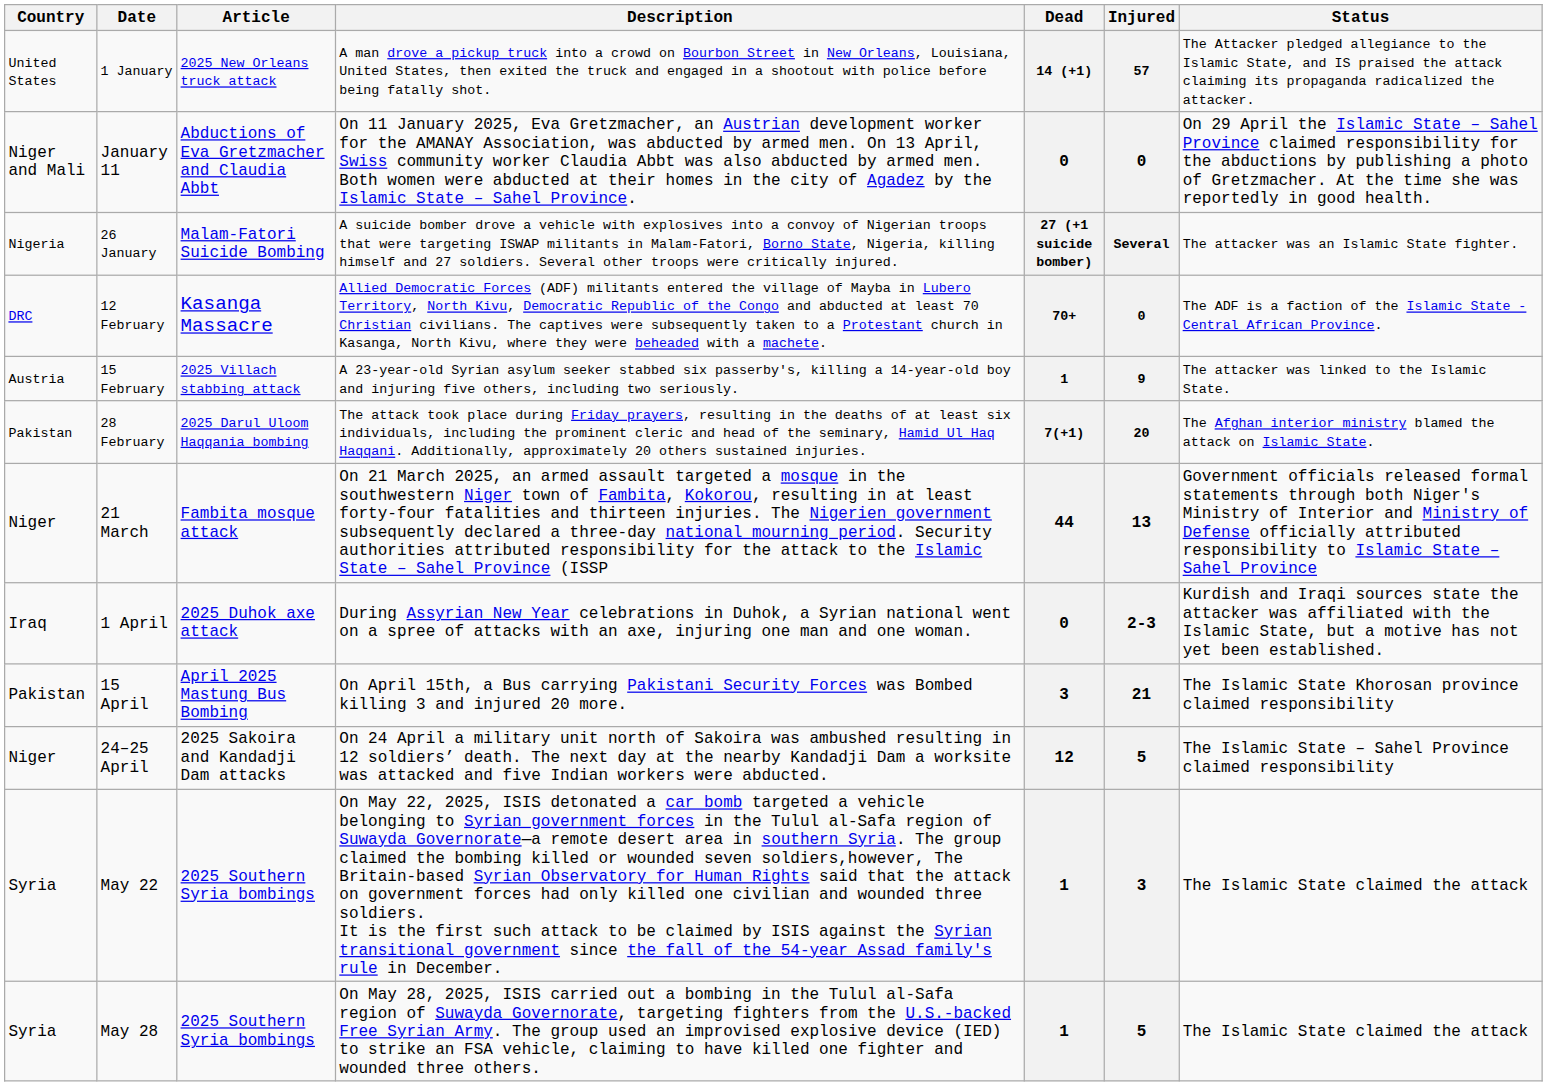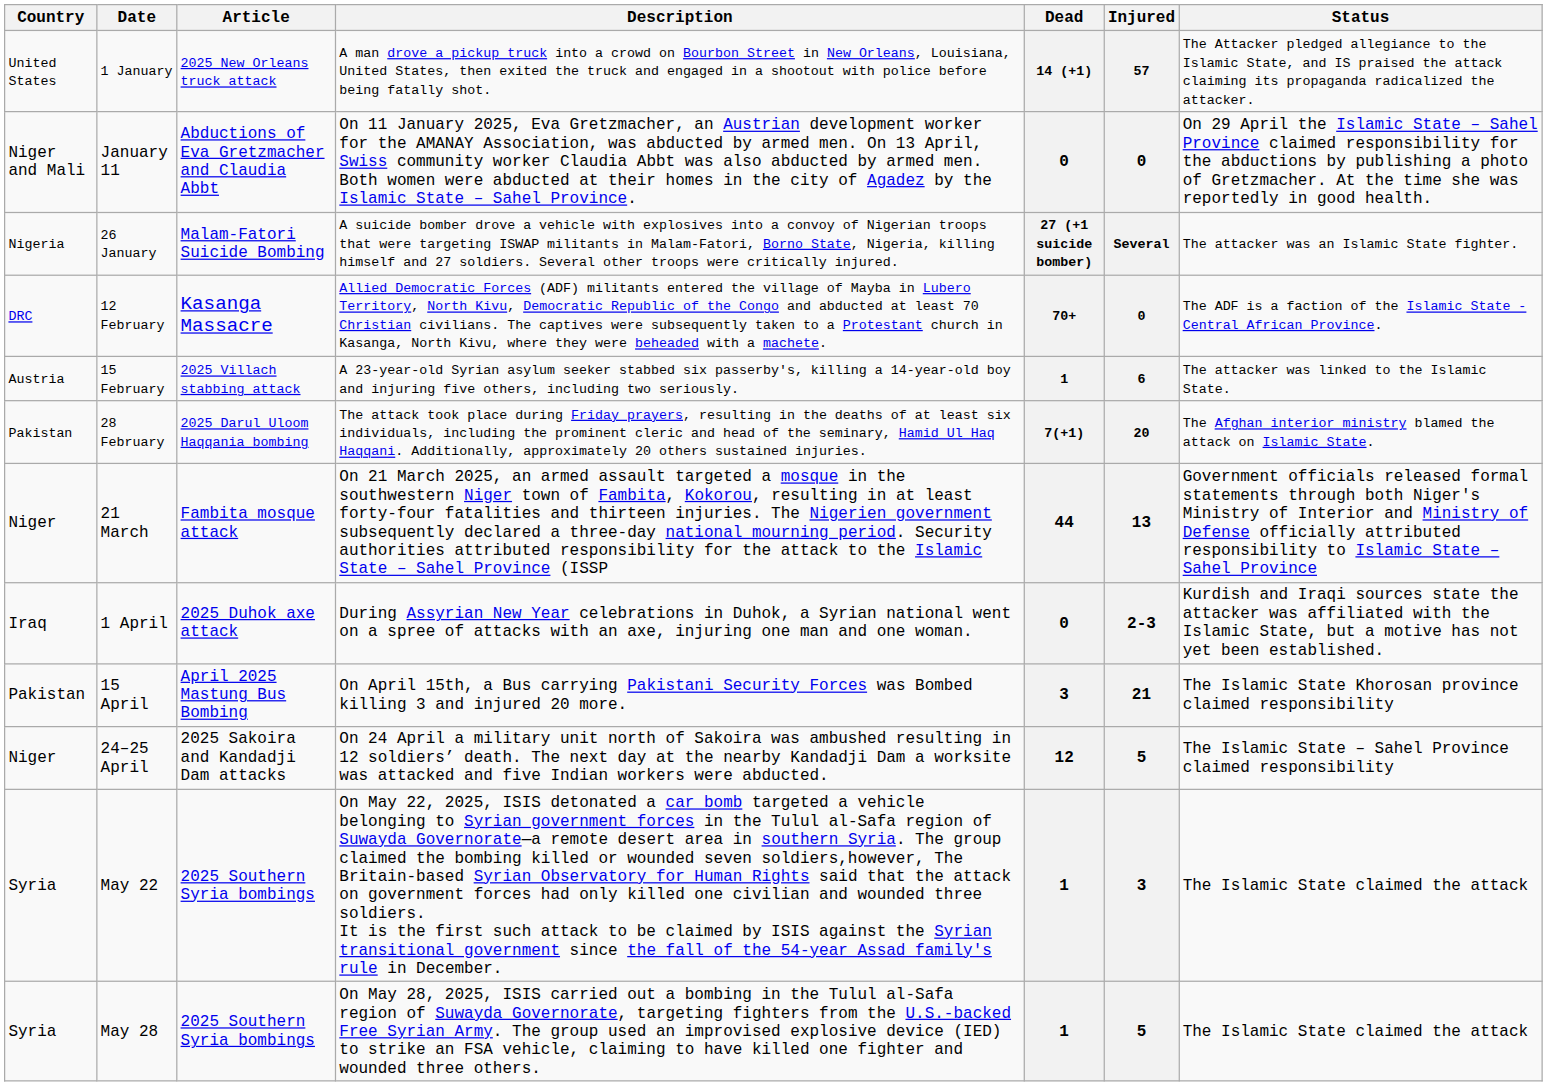(1141, 379) 9 -> (1141, 379) 6
